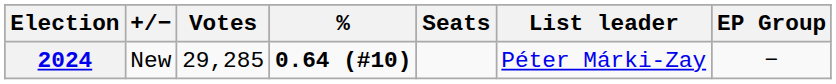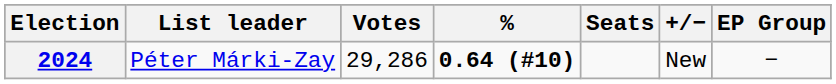columns swapped: (604, 23) <-> (151, 23)
(223, 60) 29,285 -> (387, 60) 29,286
